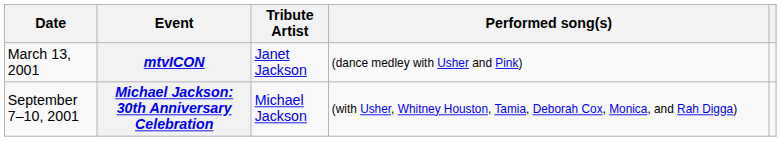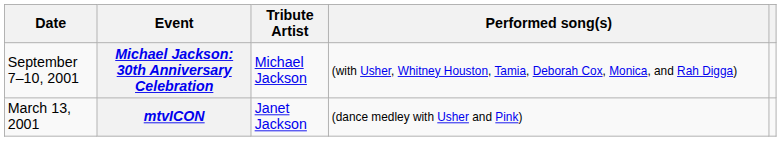rows swapped: (174, 62) <-> (174, 109)
